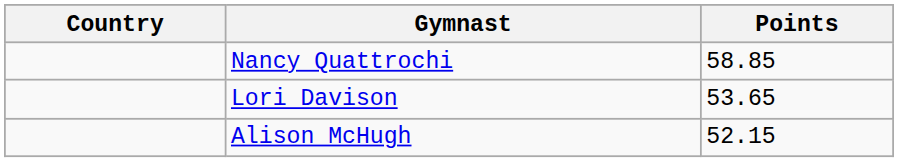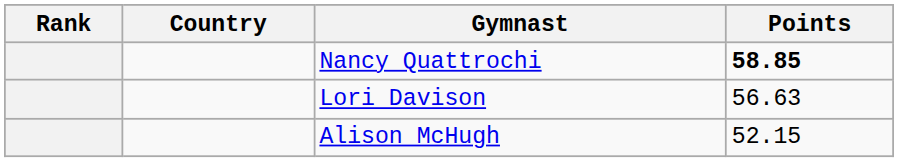+ column: (64, 24)
(741, 61) normal -> (766, 61) bold
(741, 99) 53.65 -> (766, 99) 56.63
